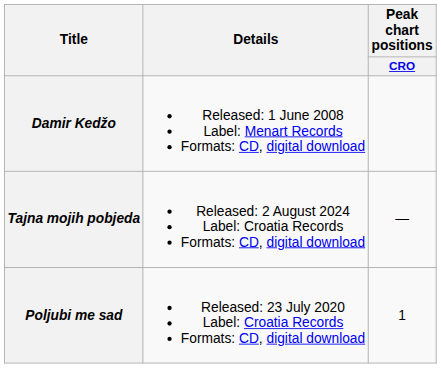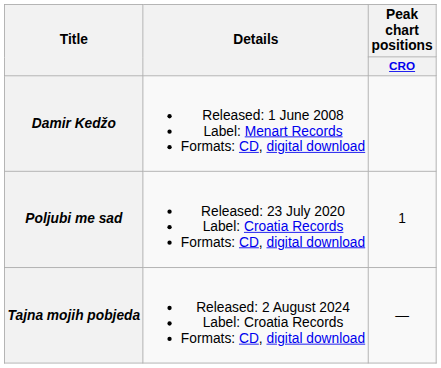rows swapped: (74, 315) <-> (74, 219)
